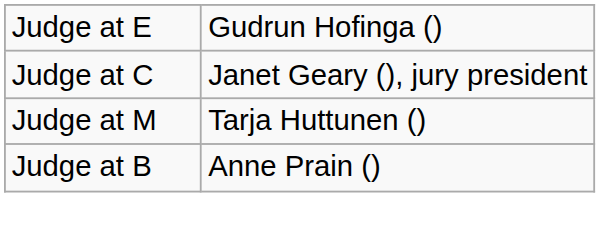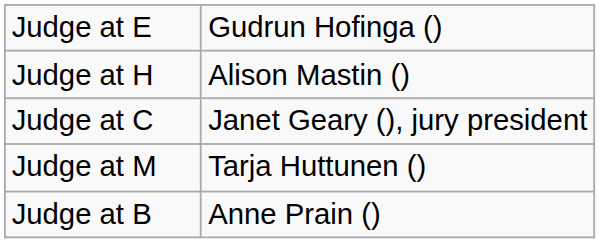+ row: (82, 74)
